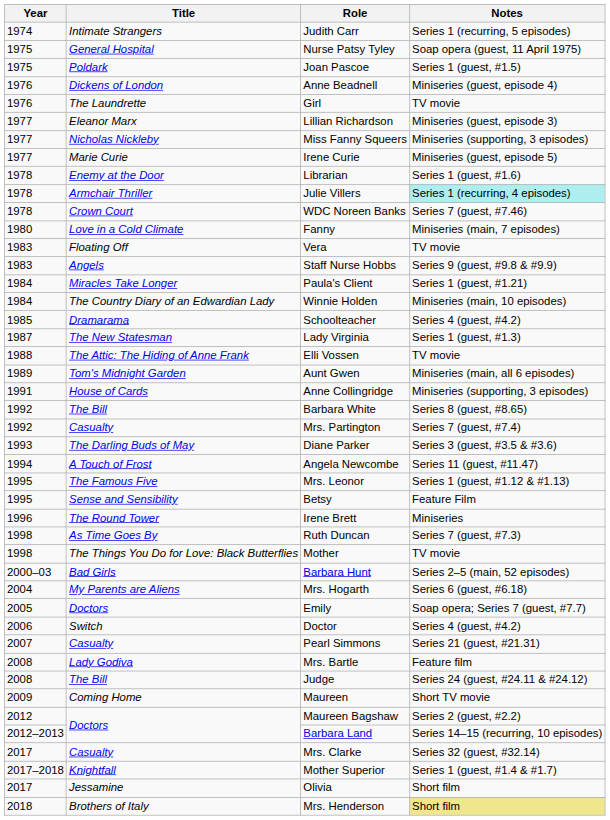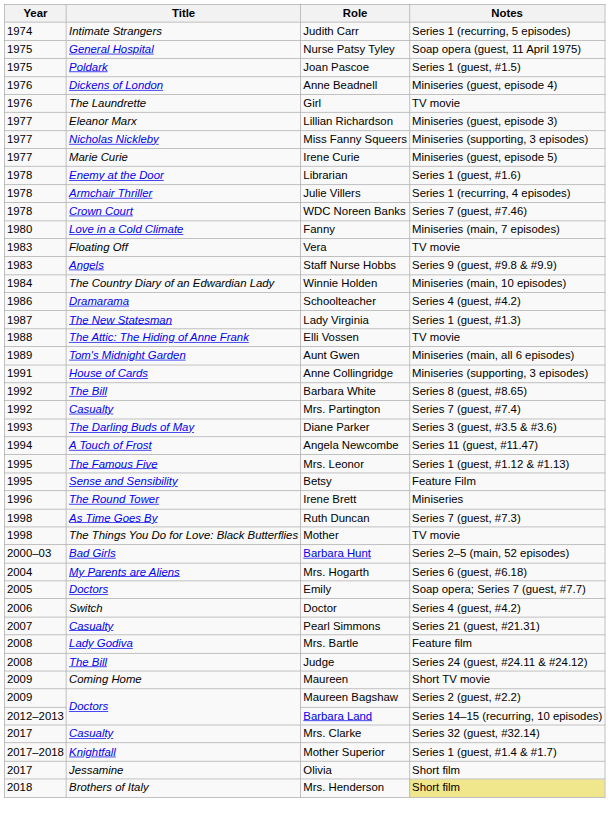(491, 193) paleturquoise background -> (491, 193) no background
- row: (338, 283)
(20, 319) 1985 -> (20, 301) 1986
(20, 716) 2012 -> (20, 698) 2009
